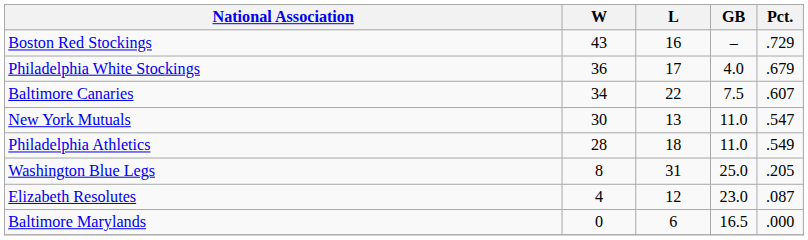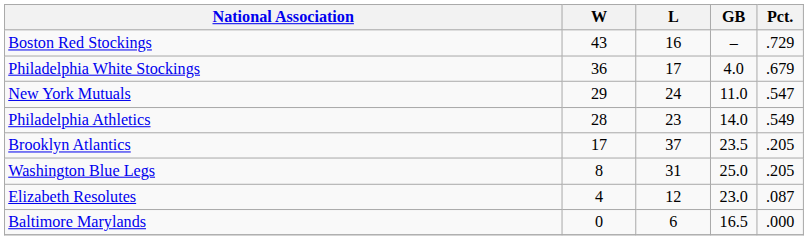- row: (71, 94)
(599, 119) 30 -> (599, 94) 29
(673, 119) 13 -> (673, 94) 24
(673, 145) 18 -> (673, 119) 23
(734, 145) 11.0 -> (734, 119) 14.0
+ row: (70, 145)
